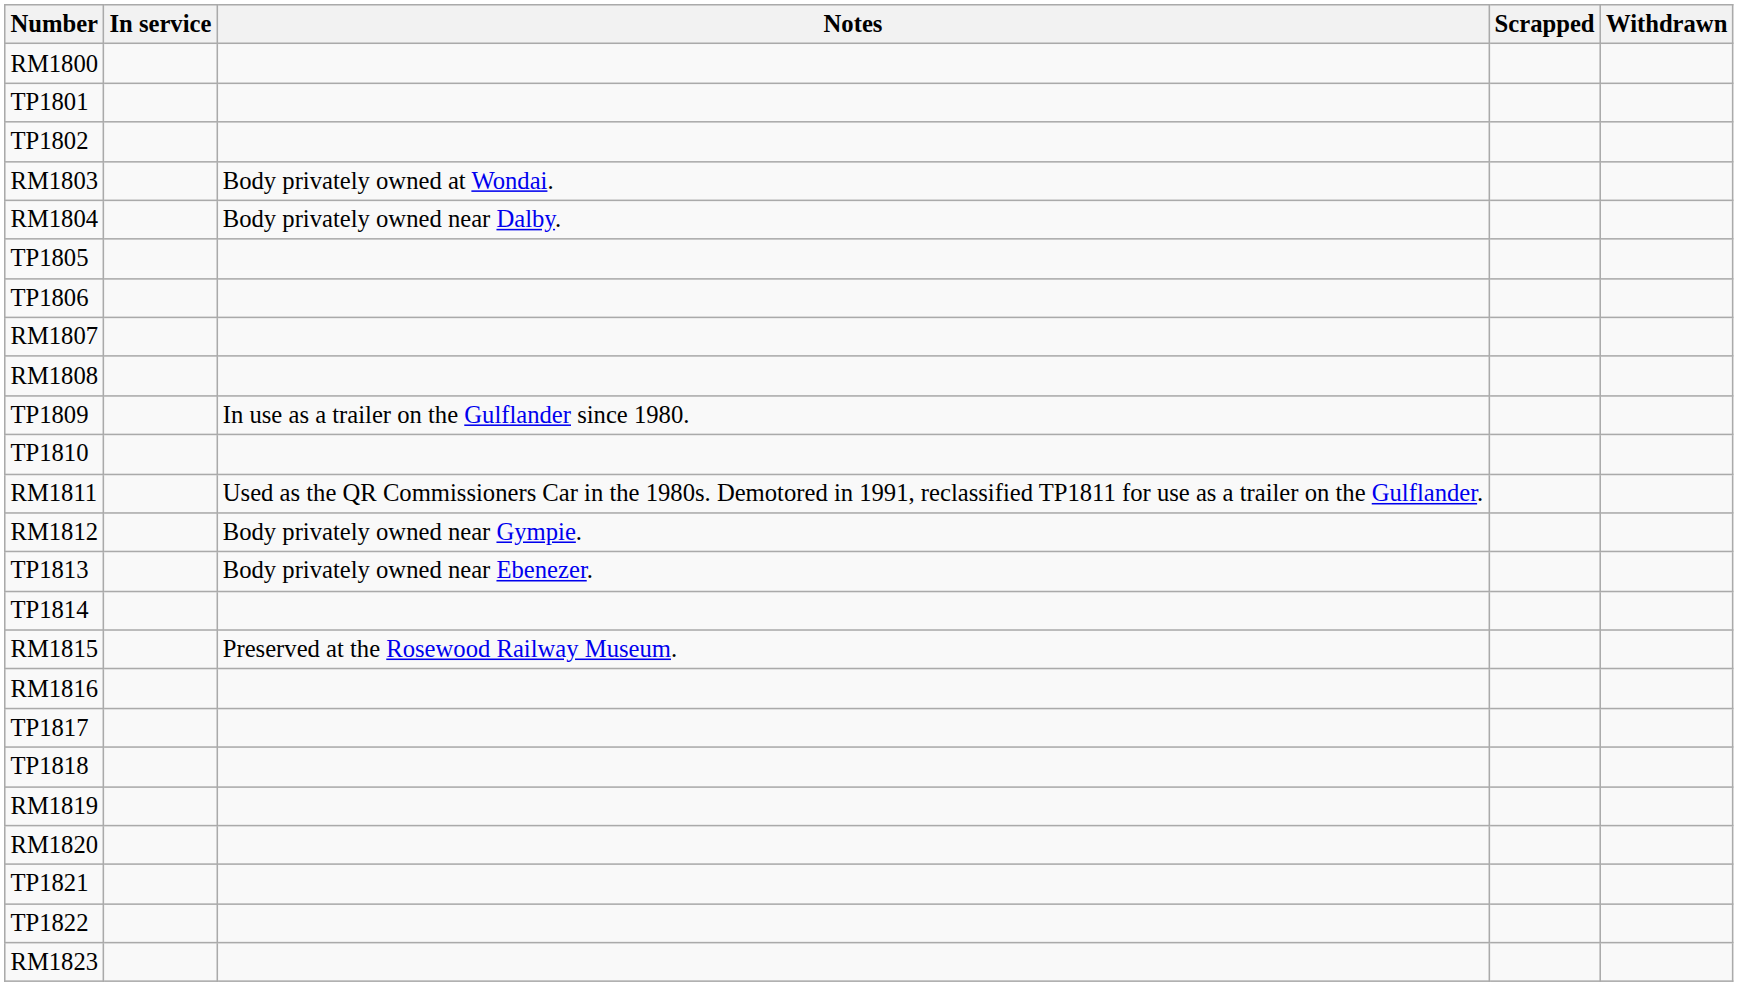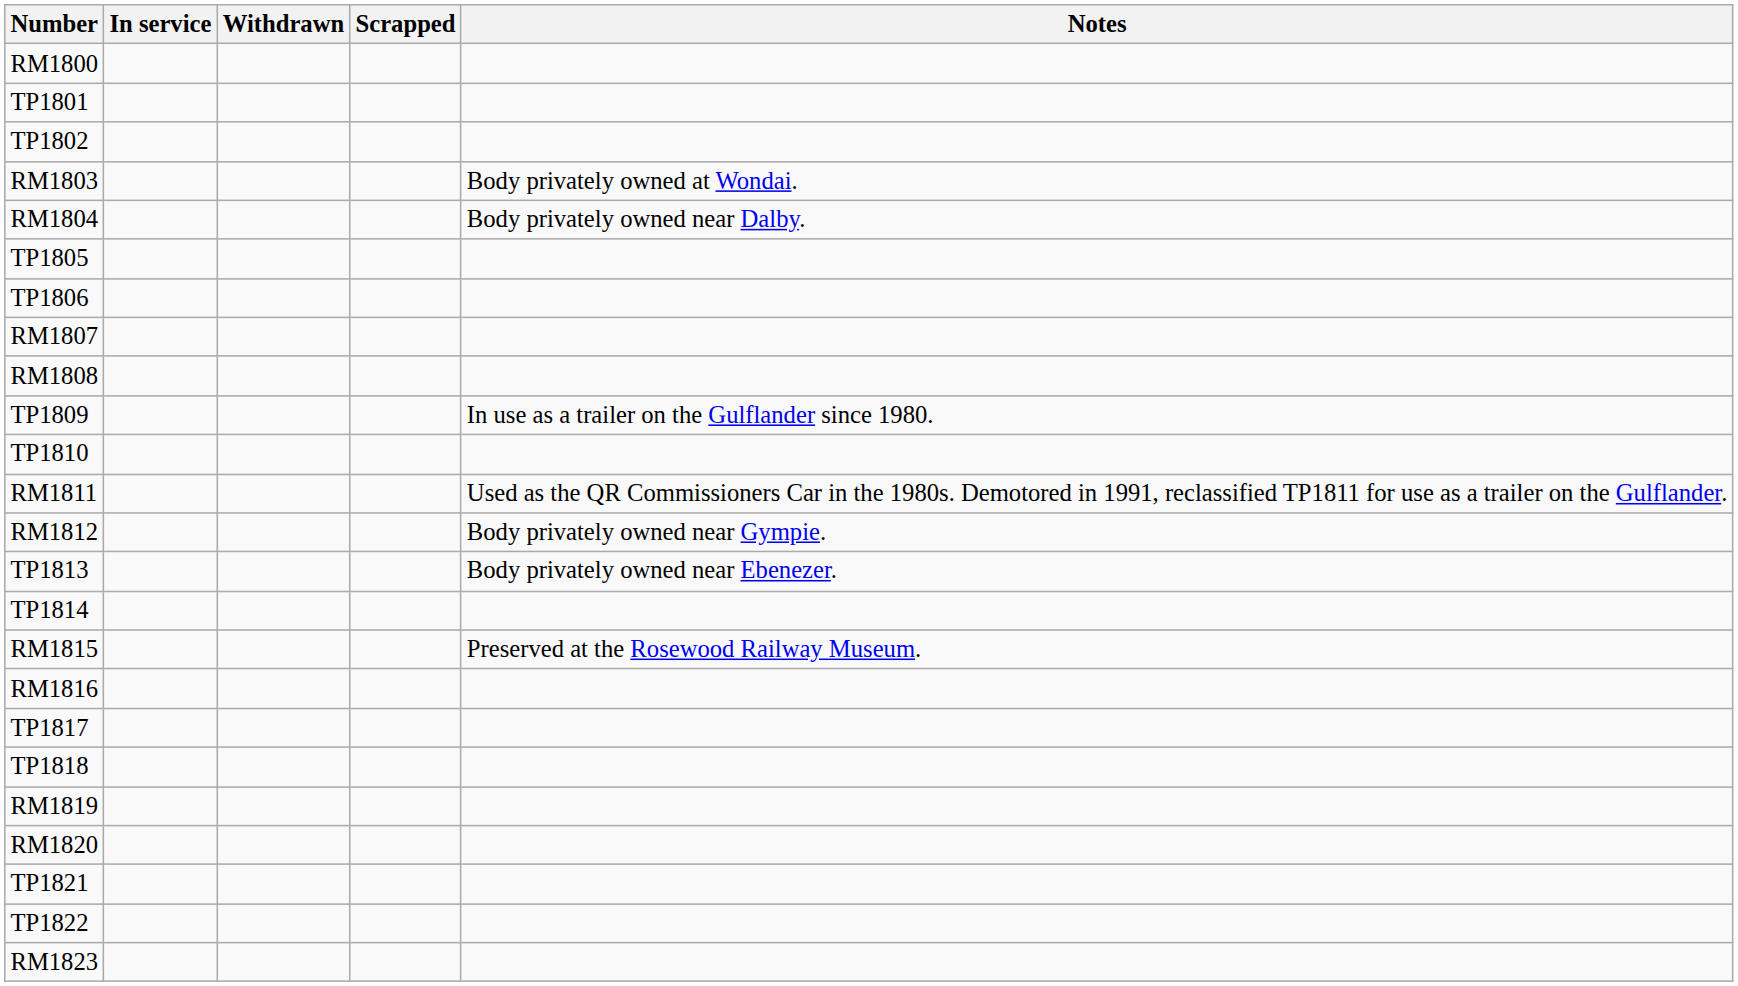columns swapped: (1667, 24) <-> (853, 24)
